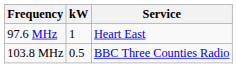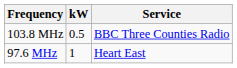rows swapped: (32, 33) <-> (35, 53)
